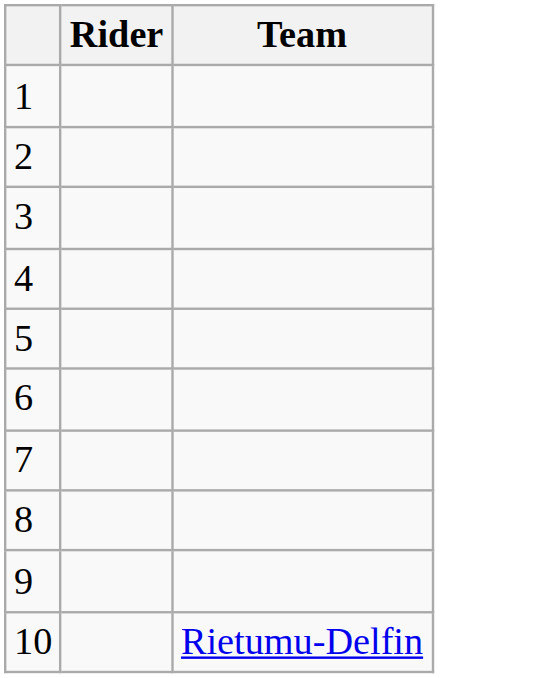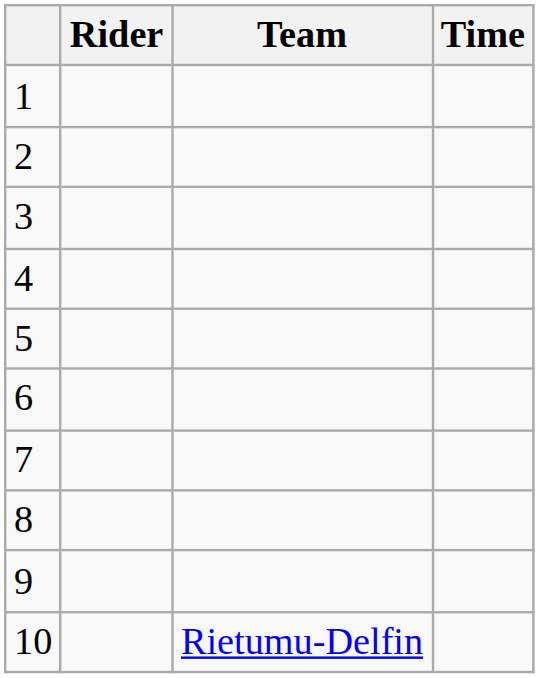+ column: (483, 34)
